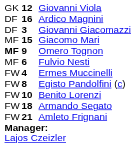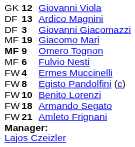(27, 18) 16 -> (27, 18) 13
(27, 40) 15 -> (27, 40) 19
